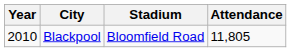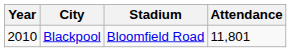(230, 36) 11,805 -> (230, 36) 11,801
